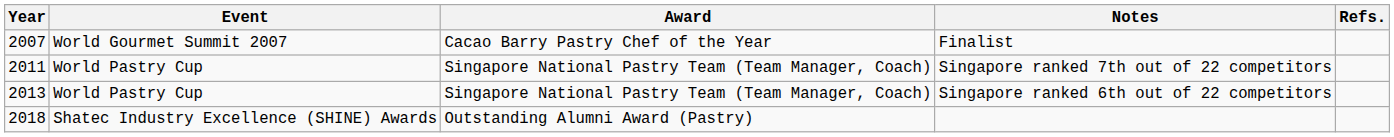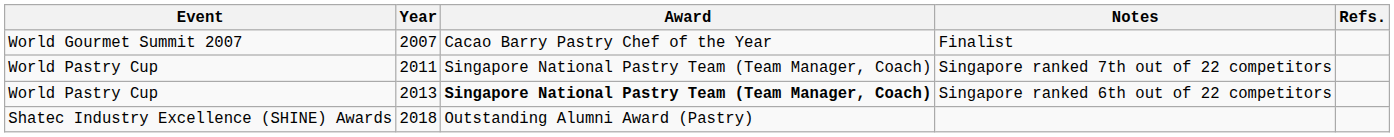columns swapped: (27, 17) <-> (245, 17)
(688, 94) normal -> (688, 94) bold
